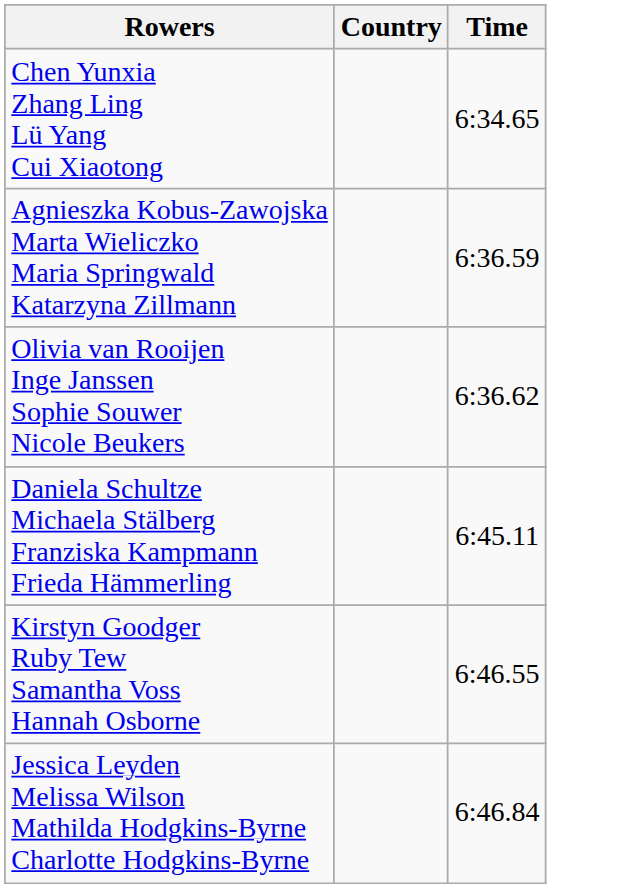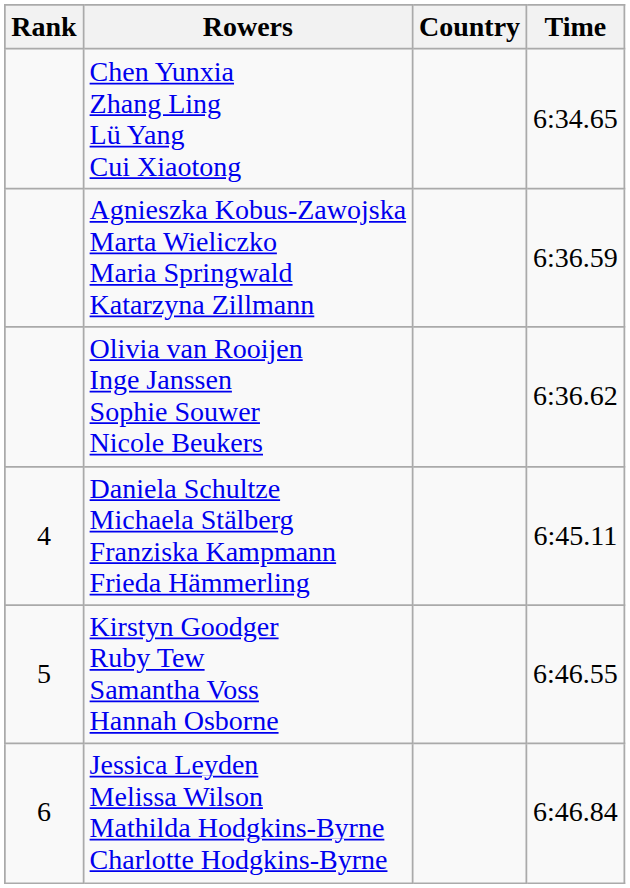+ column: (44, 26)
